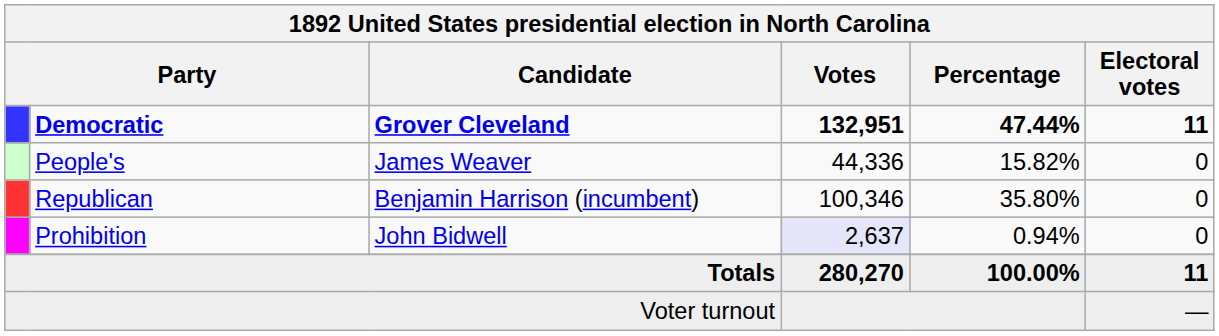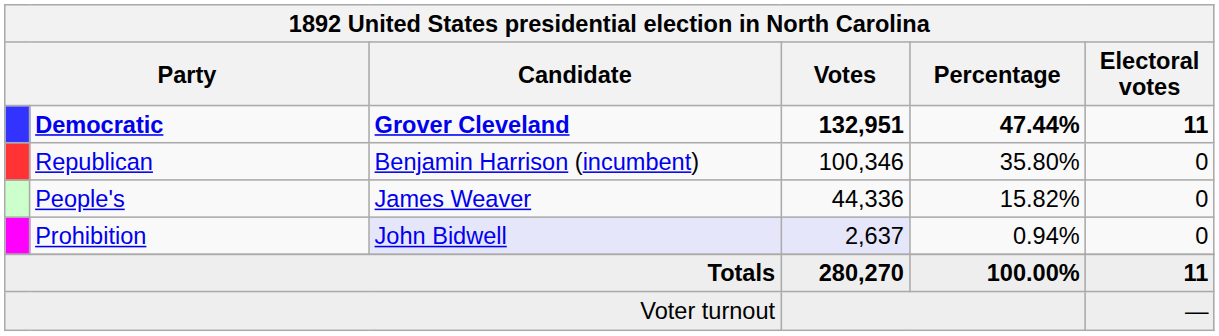rows swapped: (94, 199) <-> (80, 162)
(441, 236) no background -> (441, 236) lavender background
